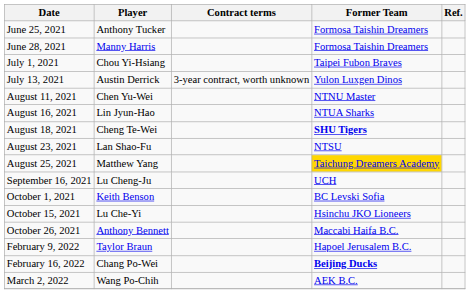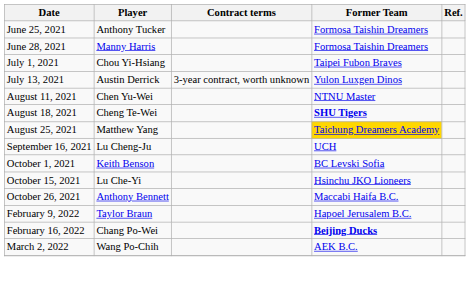- row: (42, 113)
- row: (42, 146)
